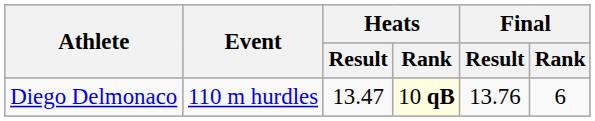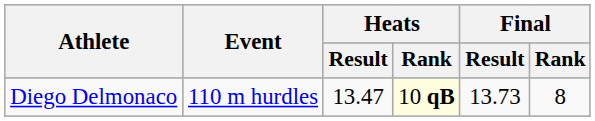(495, 97) 13.76 -> (495, 97) 13.73
(560, 97) 6 -> (560, 97) 8
